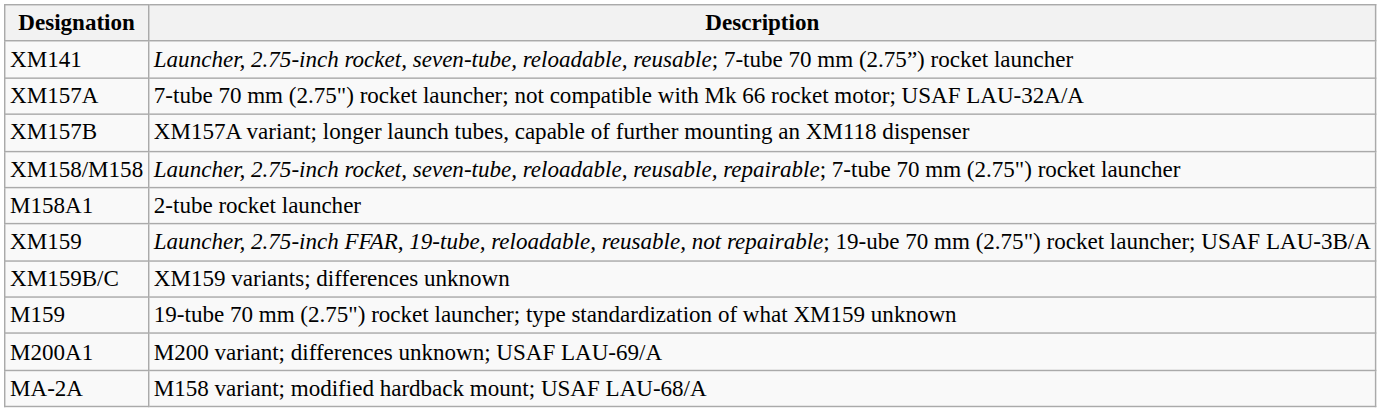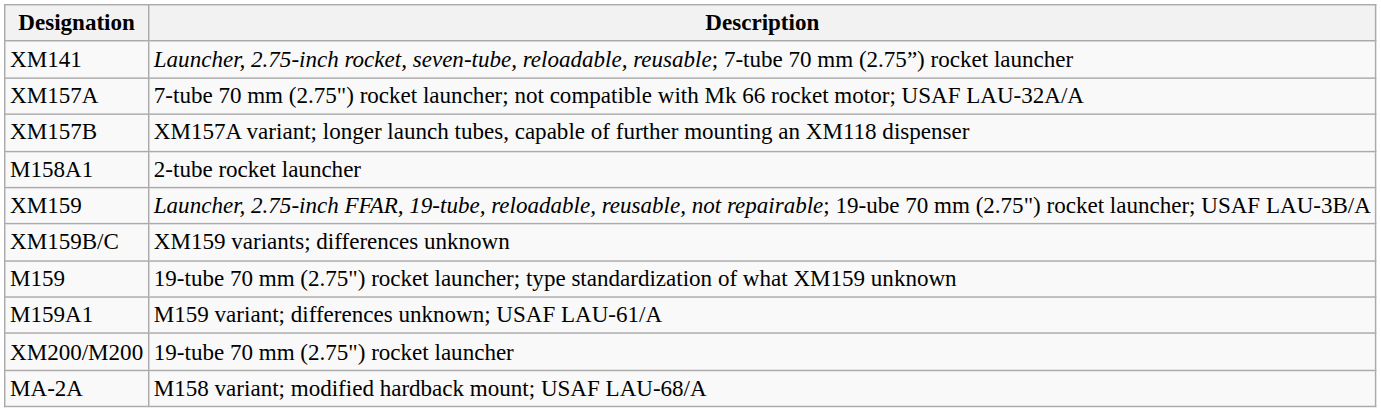- row: (77, 168)
+ row: (52, 315)
+ row: (77, 351)
- row: (52, 351)
